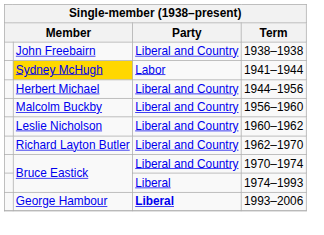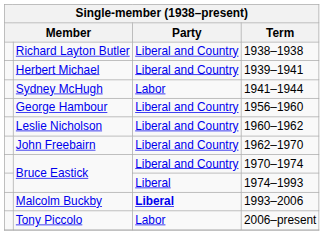(56, 51) John Freebairn -> (73, 51) Richard Layton Butler
+ row: (274, 70)
(59, 70) gold background -> (59, 88) no background
- row: (274, 88)
(59, 107) Malcolm Buckby -> (62, 107) George Hambour
(73, 145) Richard Layton Butler -> (56, 145) John Freebairn
(62, 201) George Hambour -> (59, 201) Malcolm Buckby
+ row: (280, 220)
